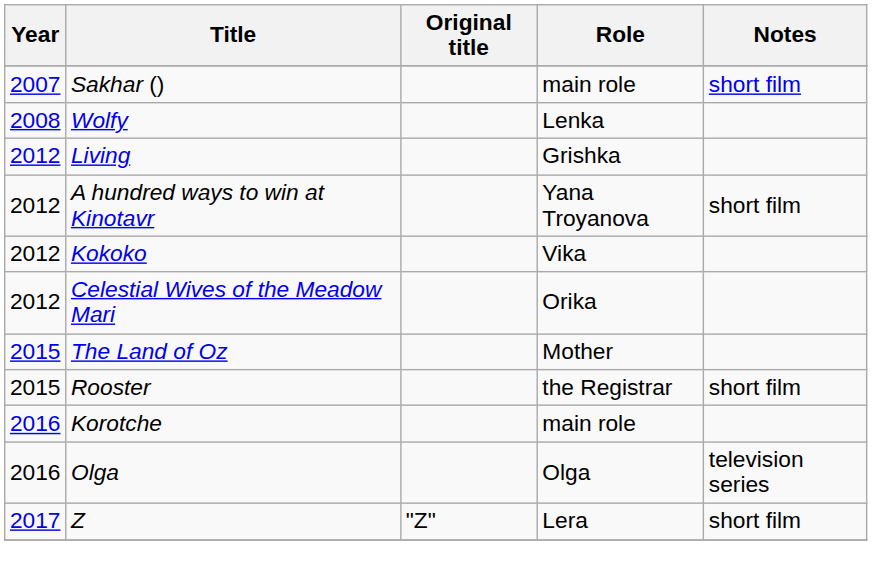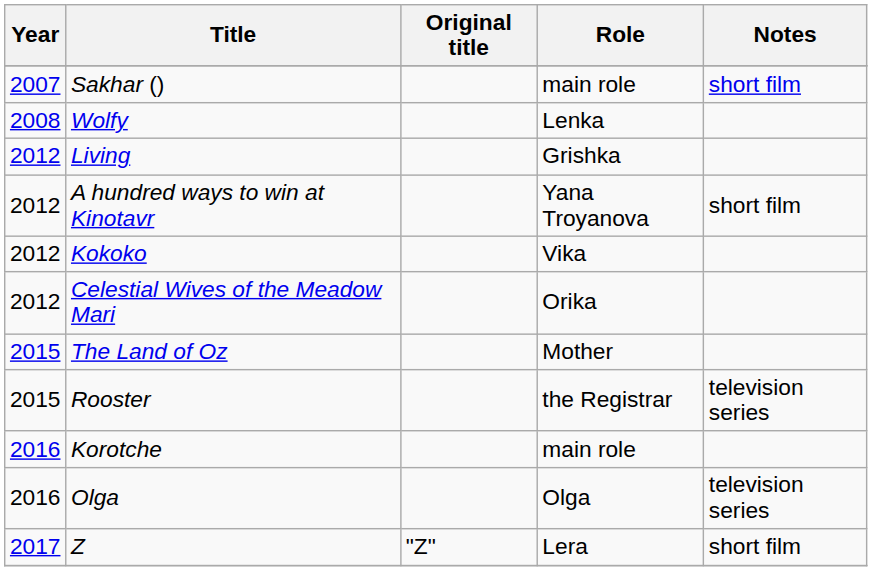(755, 387) short film -> (756, 400) television series
